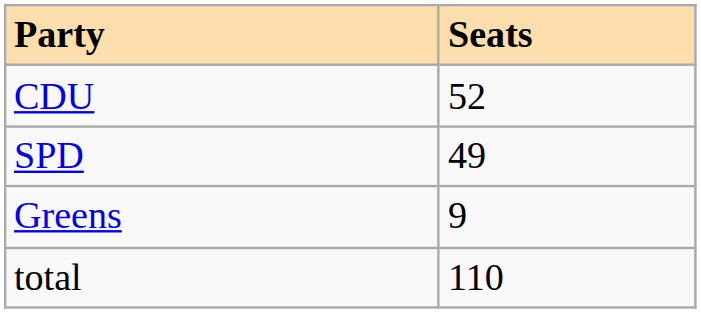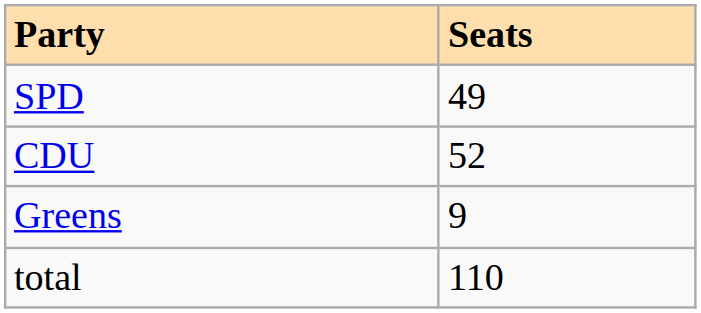rows swapped: (54, 95) <-> (49, 155)
